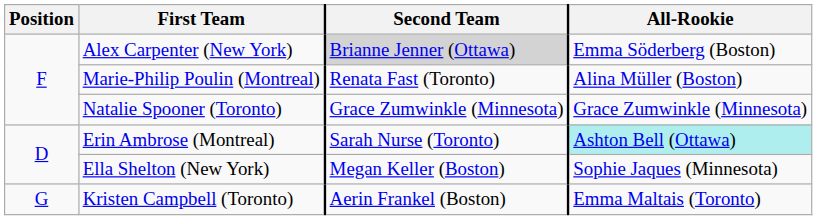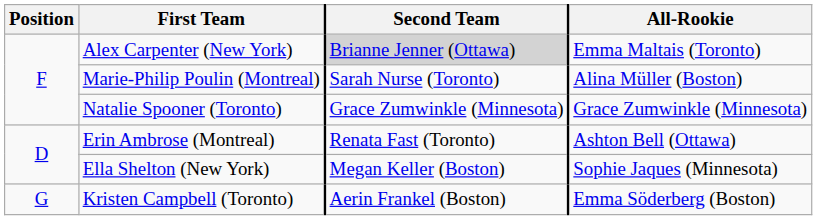(674, 49) Emma Söderberg (Boston) -> (667, 49) Emma Maltais (Toronto)
(412, 79) Renata Fast (Toronto) -> (414, 79) Sarah Nurse (Toronto)
(414, 139) Sarah Nurse (Toronto) -> (412, 139) Renata Fast (Toronto)
(655, 139) paleturquoise background -> (655, 139) no background
(667, 199) Emma Maltais (Toronto) -> (674, 199) Emma Söderberg (Boston)
